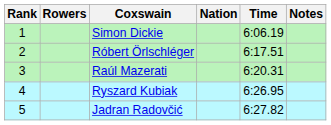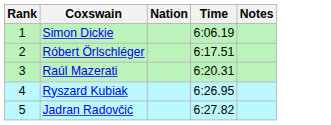- column: (64, 14)
